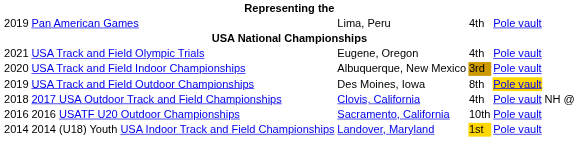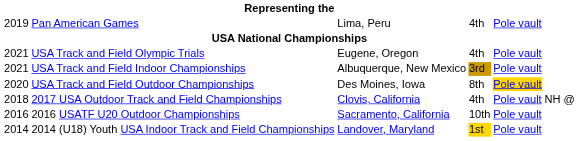(16, 69) 2020 -> (16, 69) 2021
(16, 84) 2019 -> (16, 84) 2020
